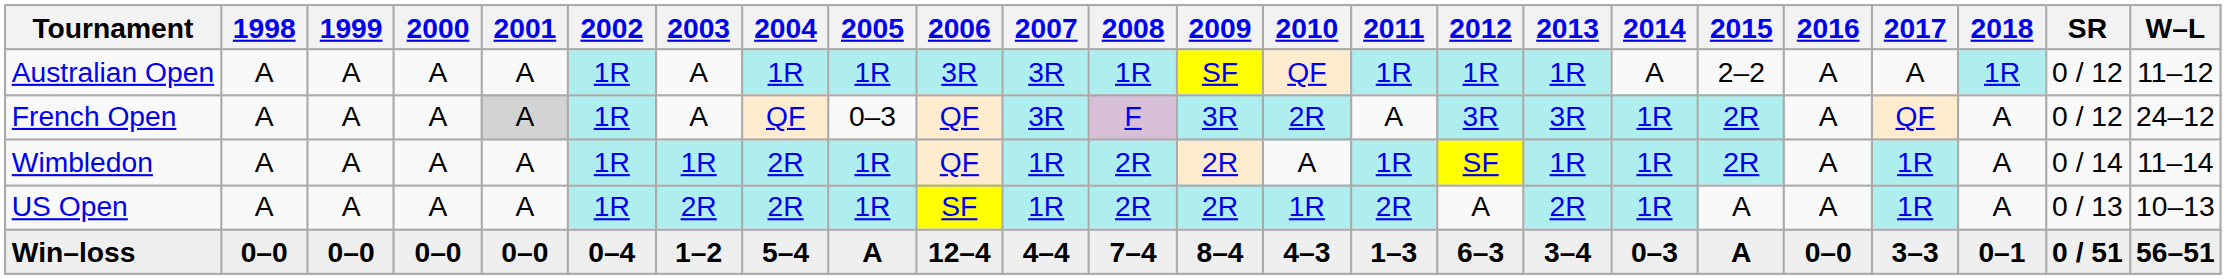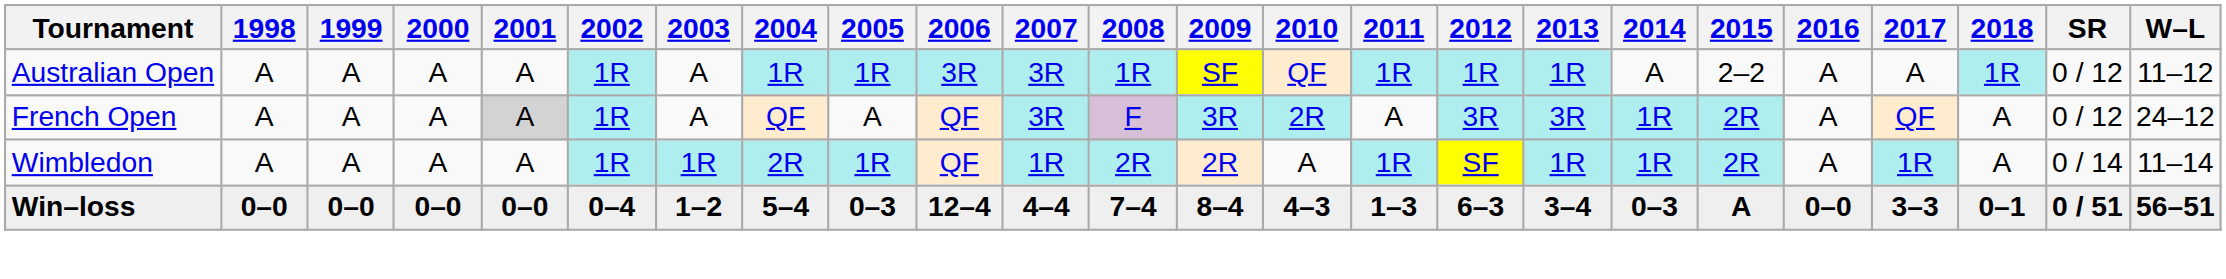(872, 118) 0–3 -> (872, 118) A
- row: (70, 207)
(872, 252) A -> (872, 207) 0–3
